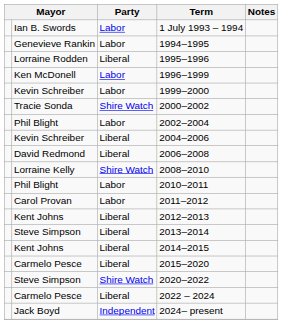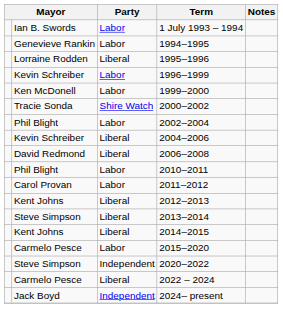(45, 75) Ken McDonell -> (49, 75) Kevin Schreiber
(49, 91) Kevin Schreiber -> (45, 91) Ken McDonell
- row: (184, 169)
(114, 264) Liberal -> (112, 248) Labor
(126, 279) Shire Watch -> (127, 264) Independent
